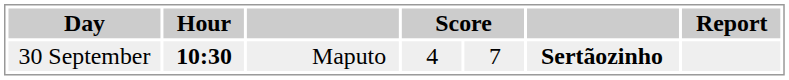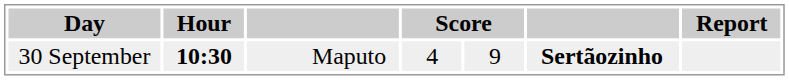(495, 55) 7 -> (495, 55) 9
